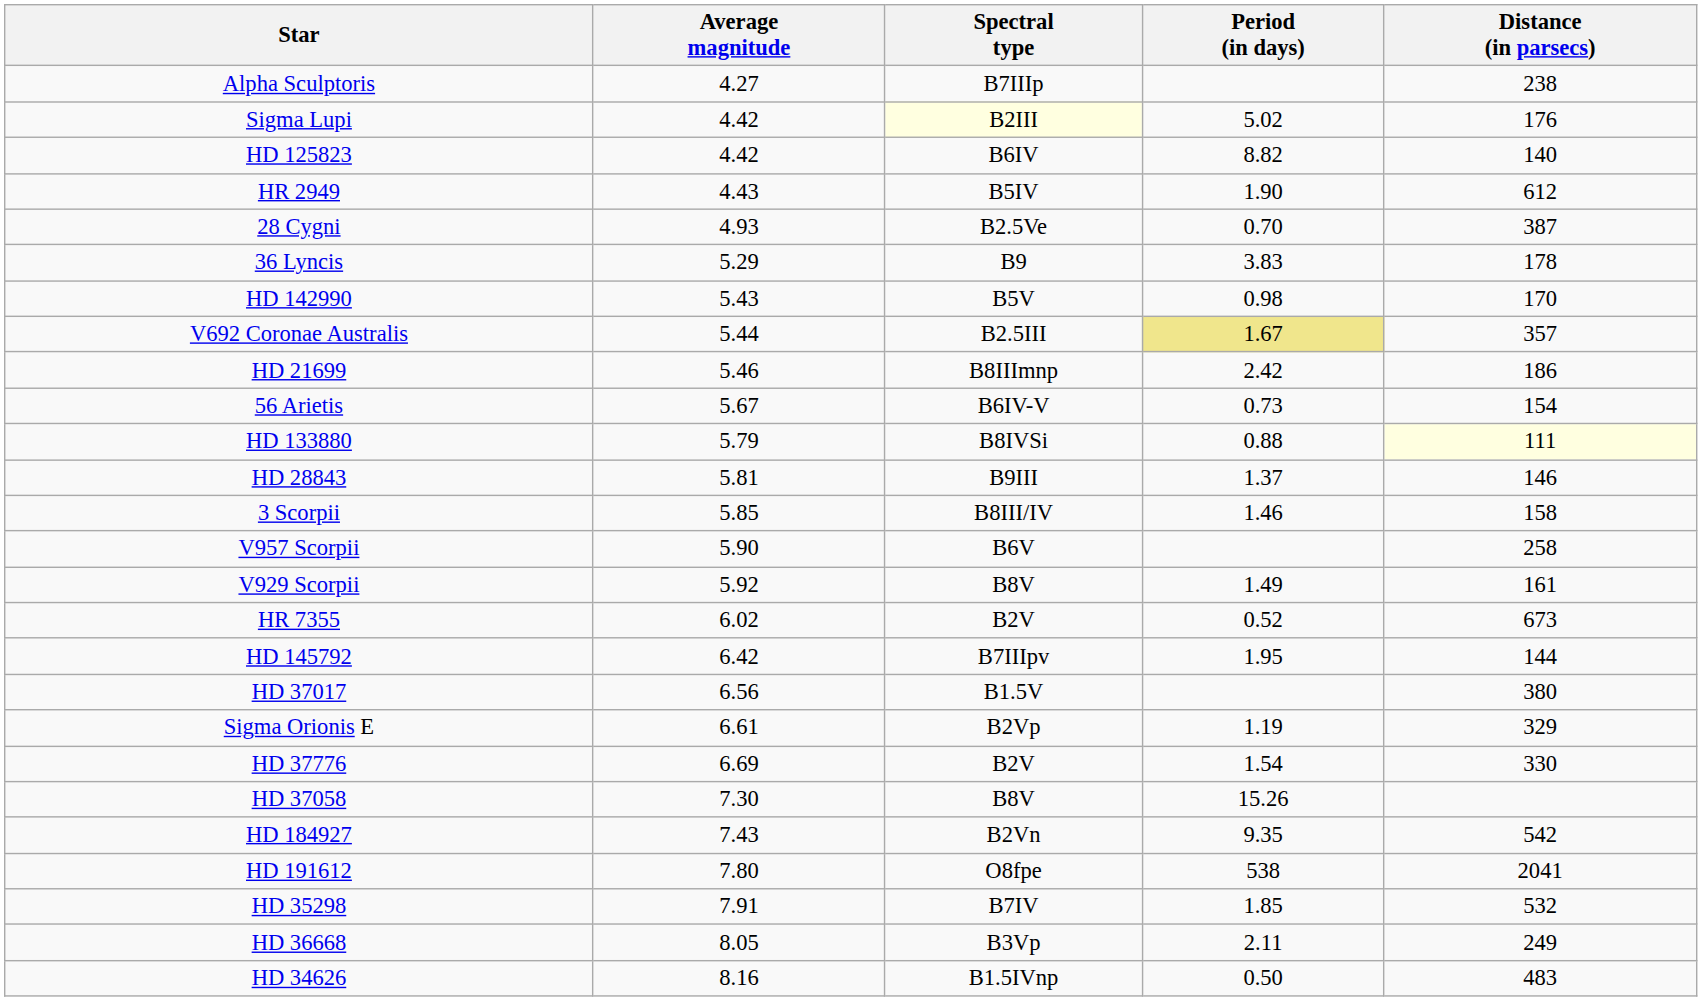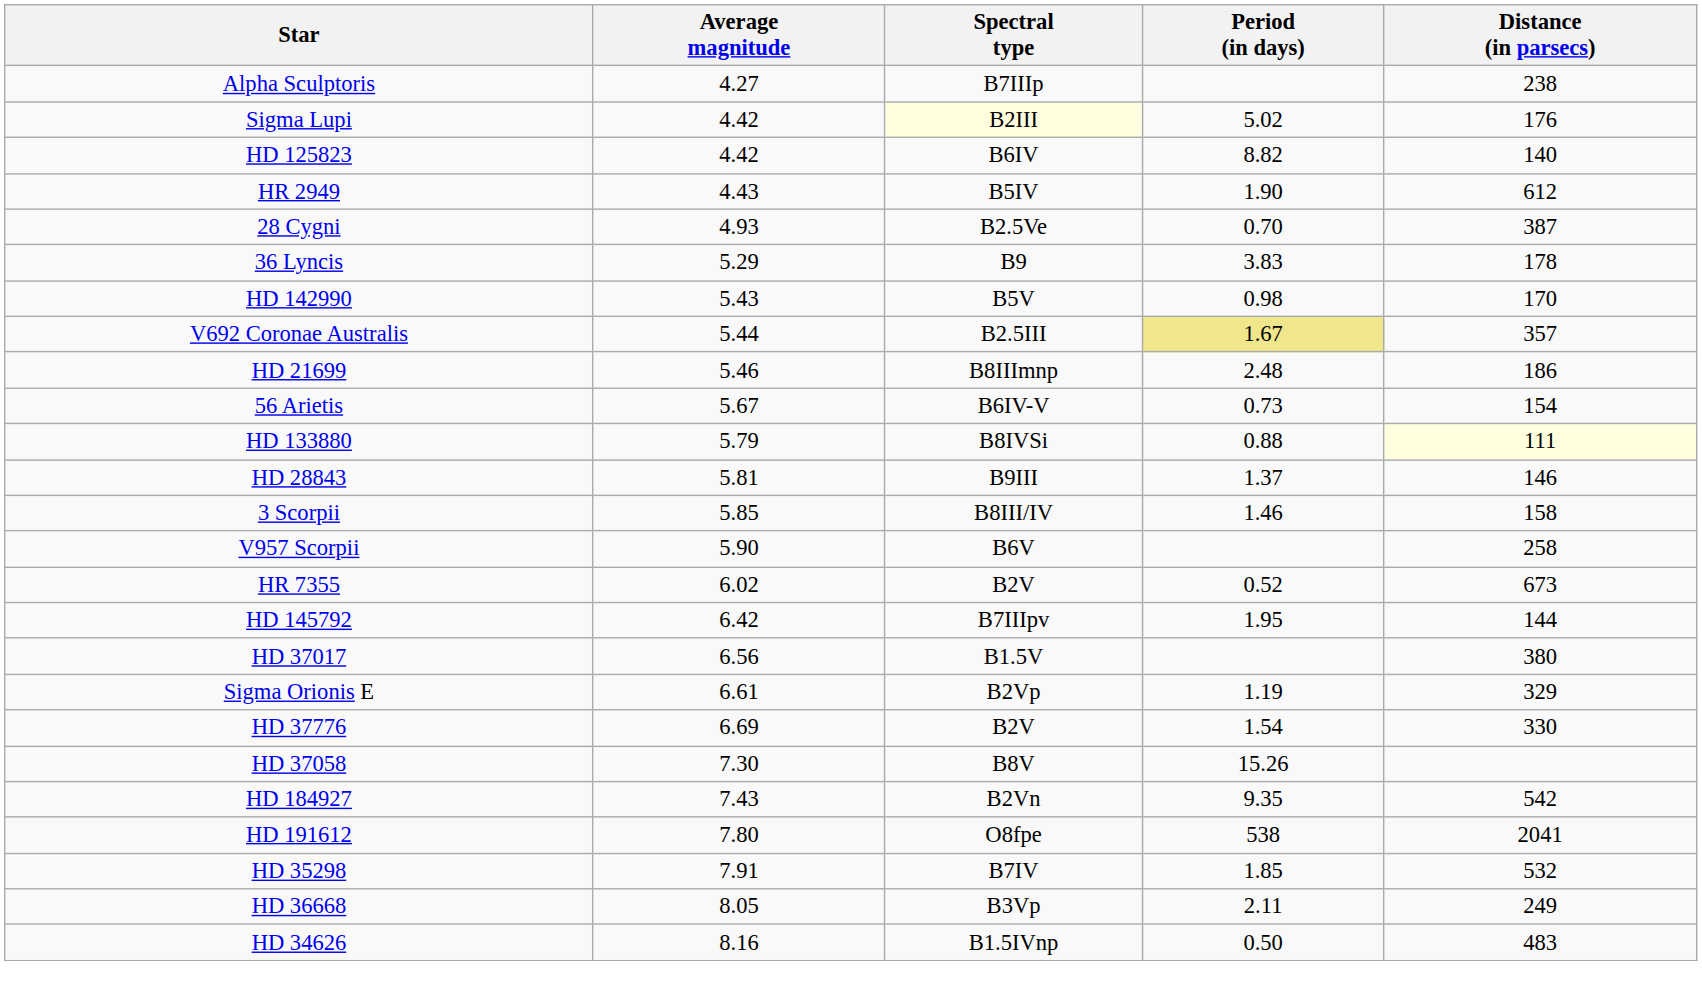(1263, 369) 2.42 -> (1263, 369) 2.48
- row: (299, 584)
